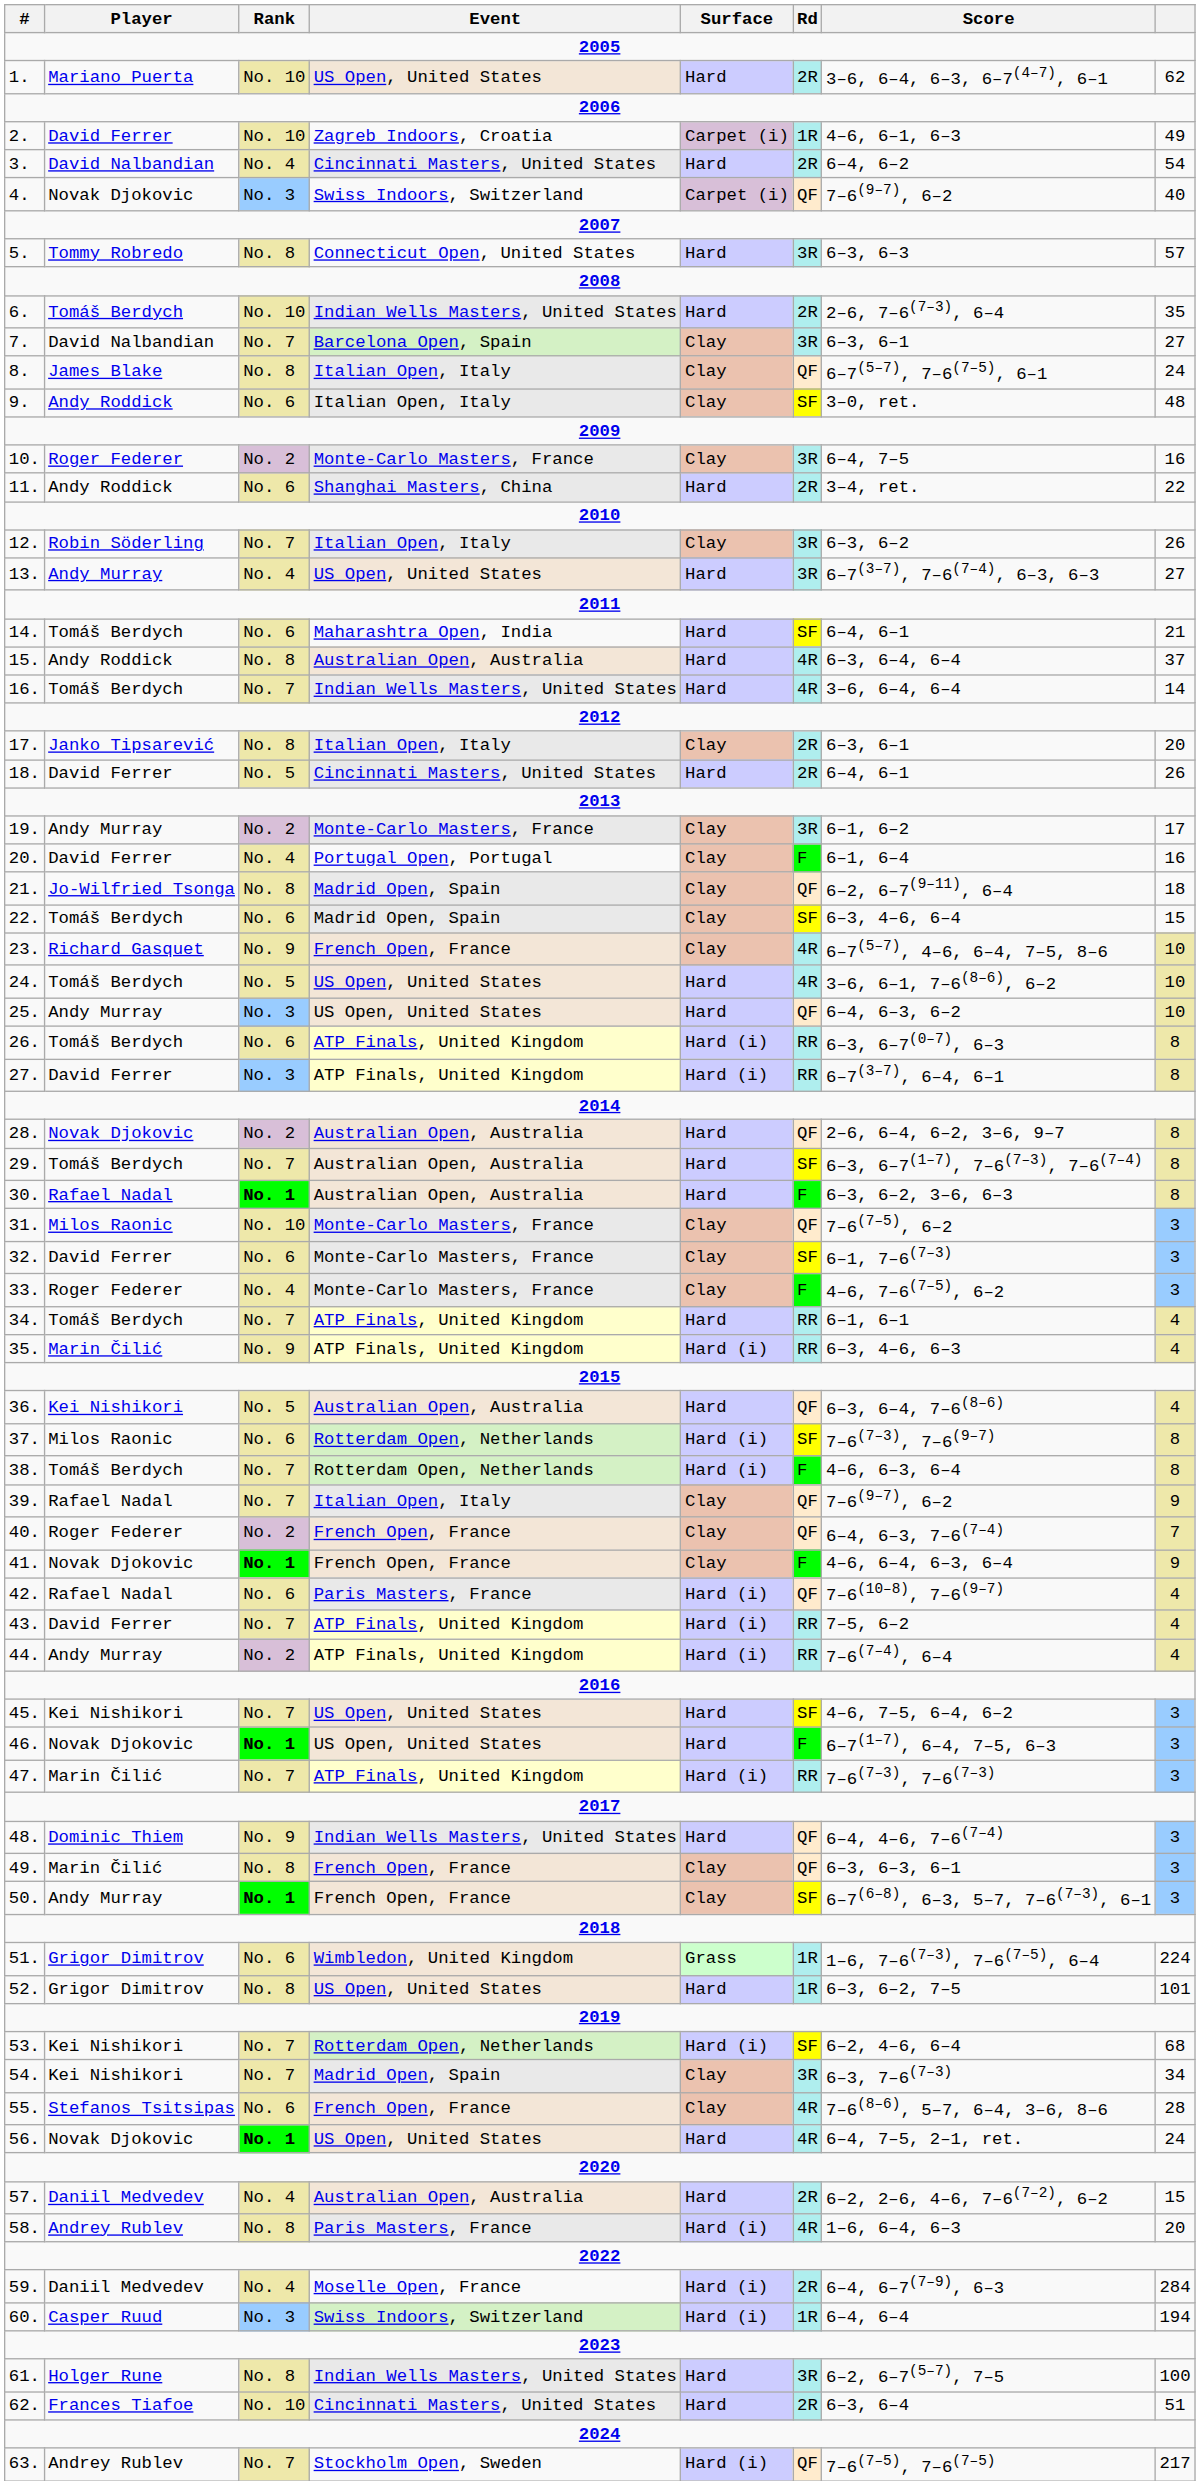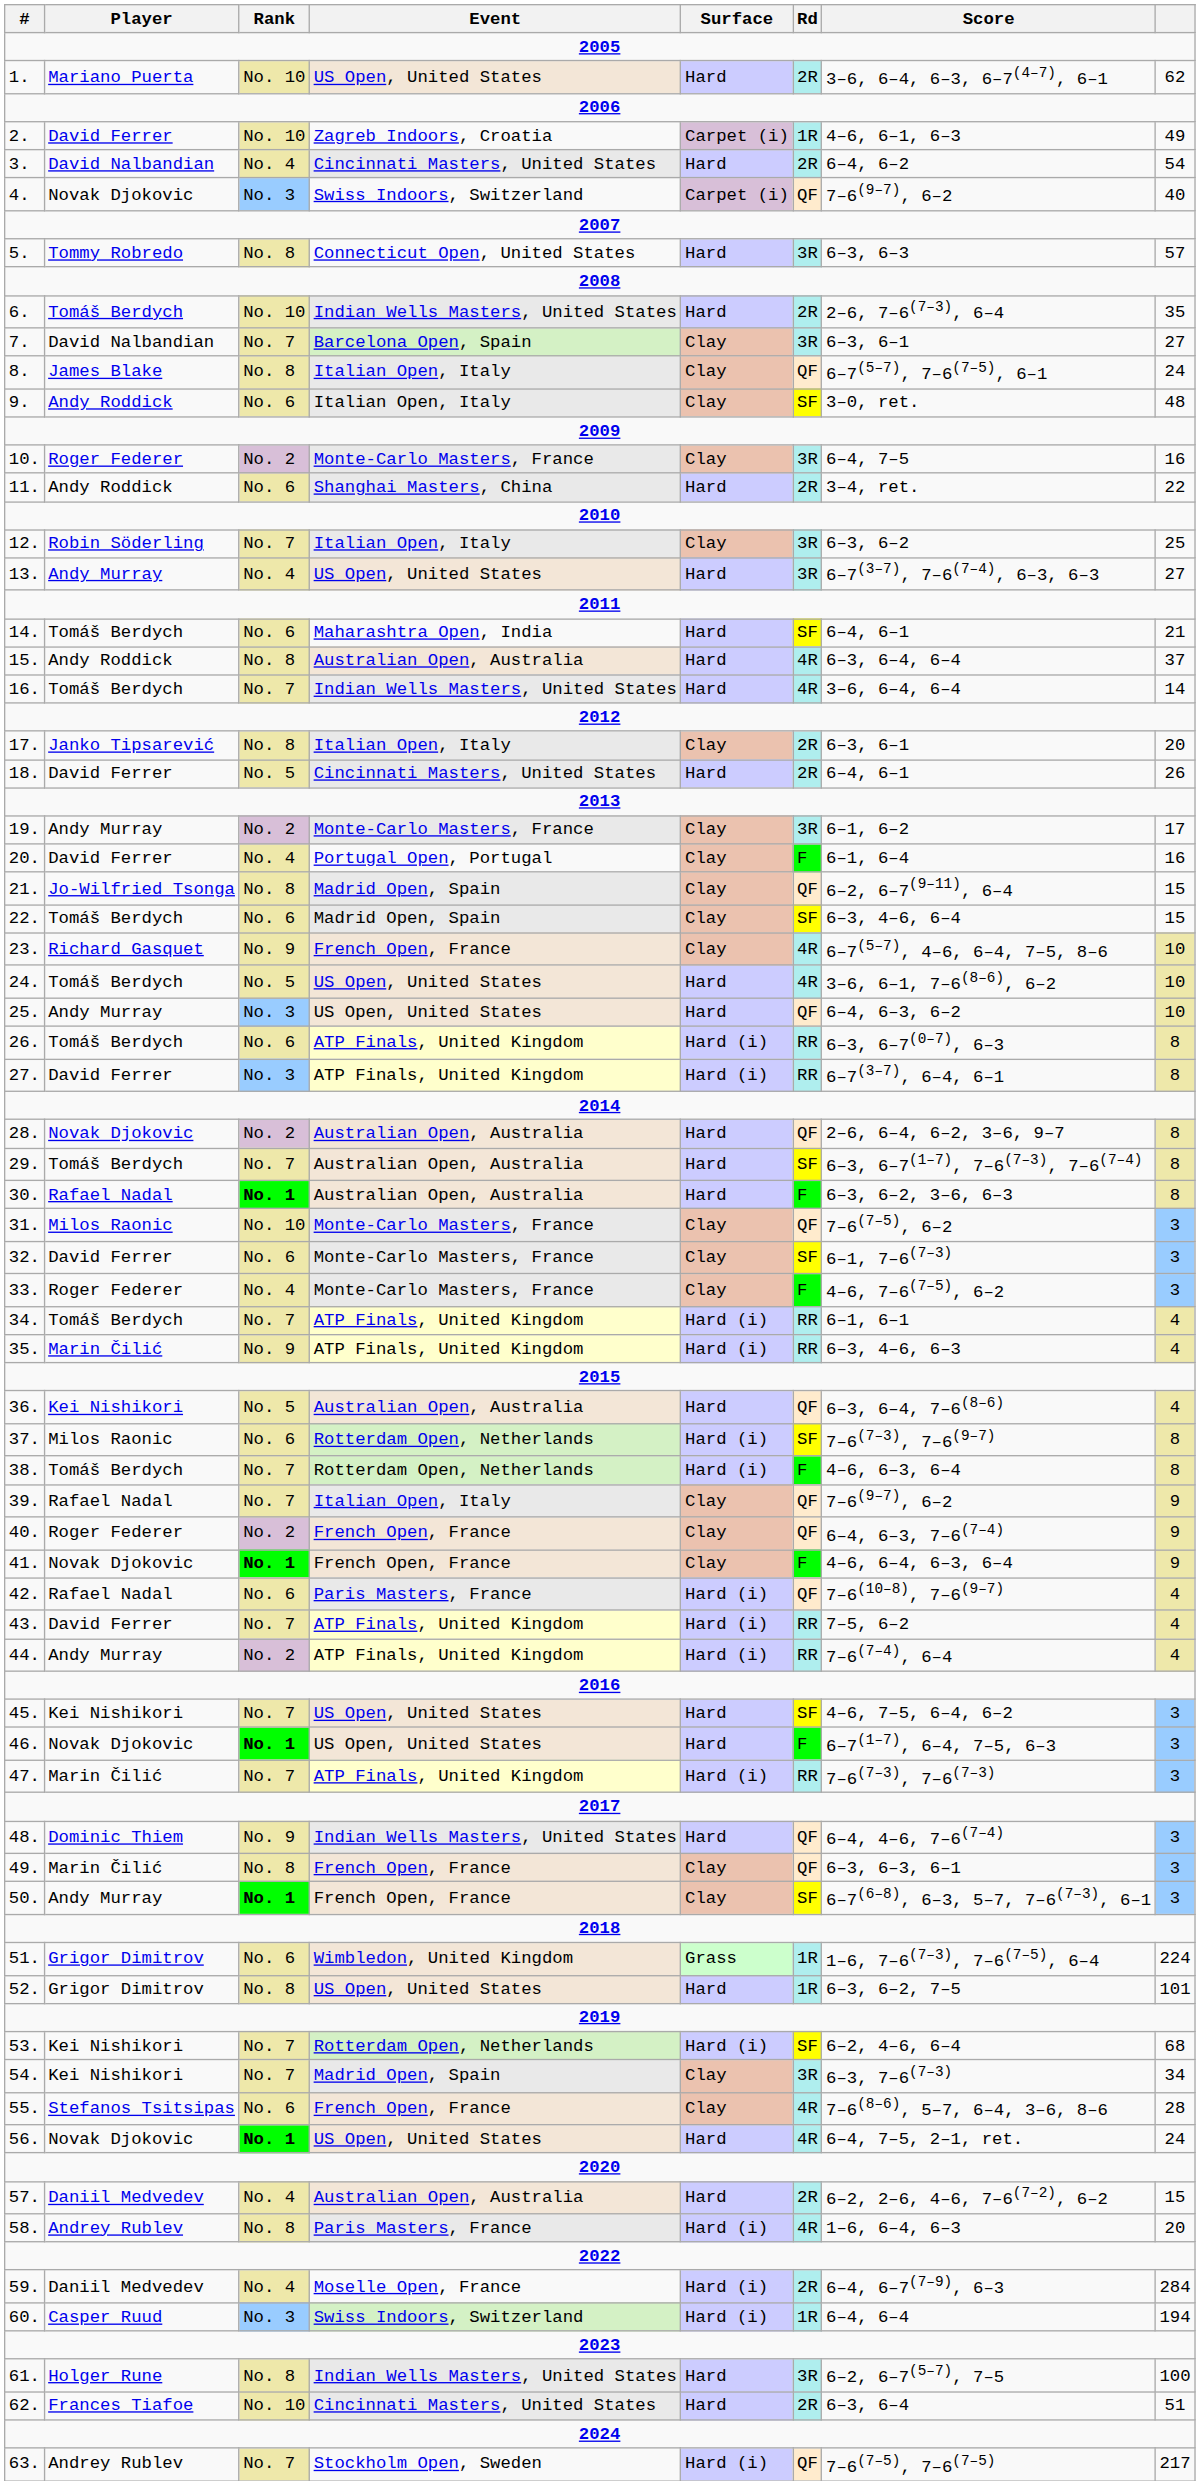(1175, 544) 26 -> (1175, 544) 25
(1175, 888) 18 -> (1175, 888) 15
(706, 1321) Hard -> (727, 1321) Hard (i)
(1175, 1533) 7 -> (1175, 1533) 9
